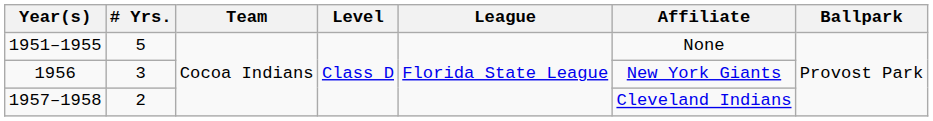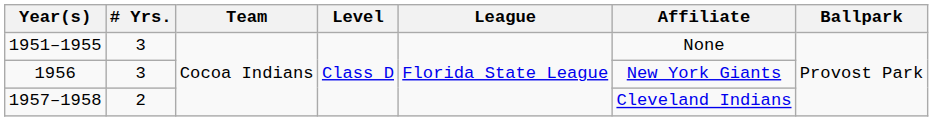(141, 47) 5 -> (141, 47) 3
